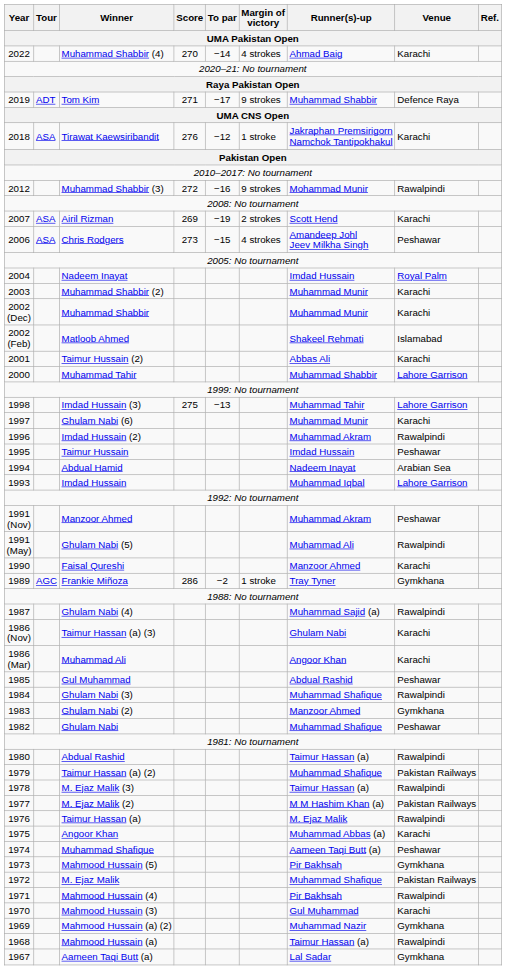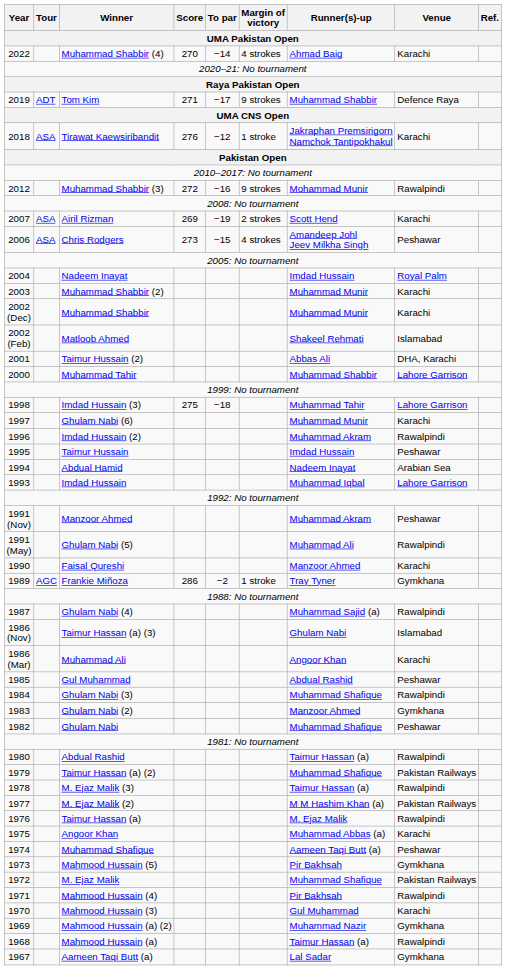(414, 359) Karachi -> (427, 359) DHA, Karachi
(222, 405) −13 -> (222, 405) −18
(414, 633) Karachi -> (420, 633) Islamabad
